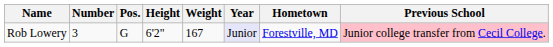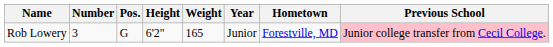(194, 32) 167 -> (194, 32) 165
(242, 32) lavender background -> (242, 32) no background
